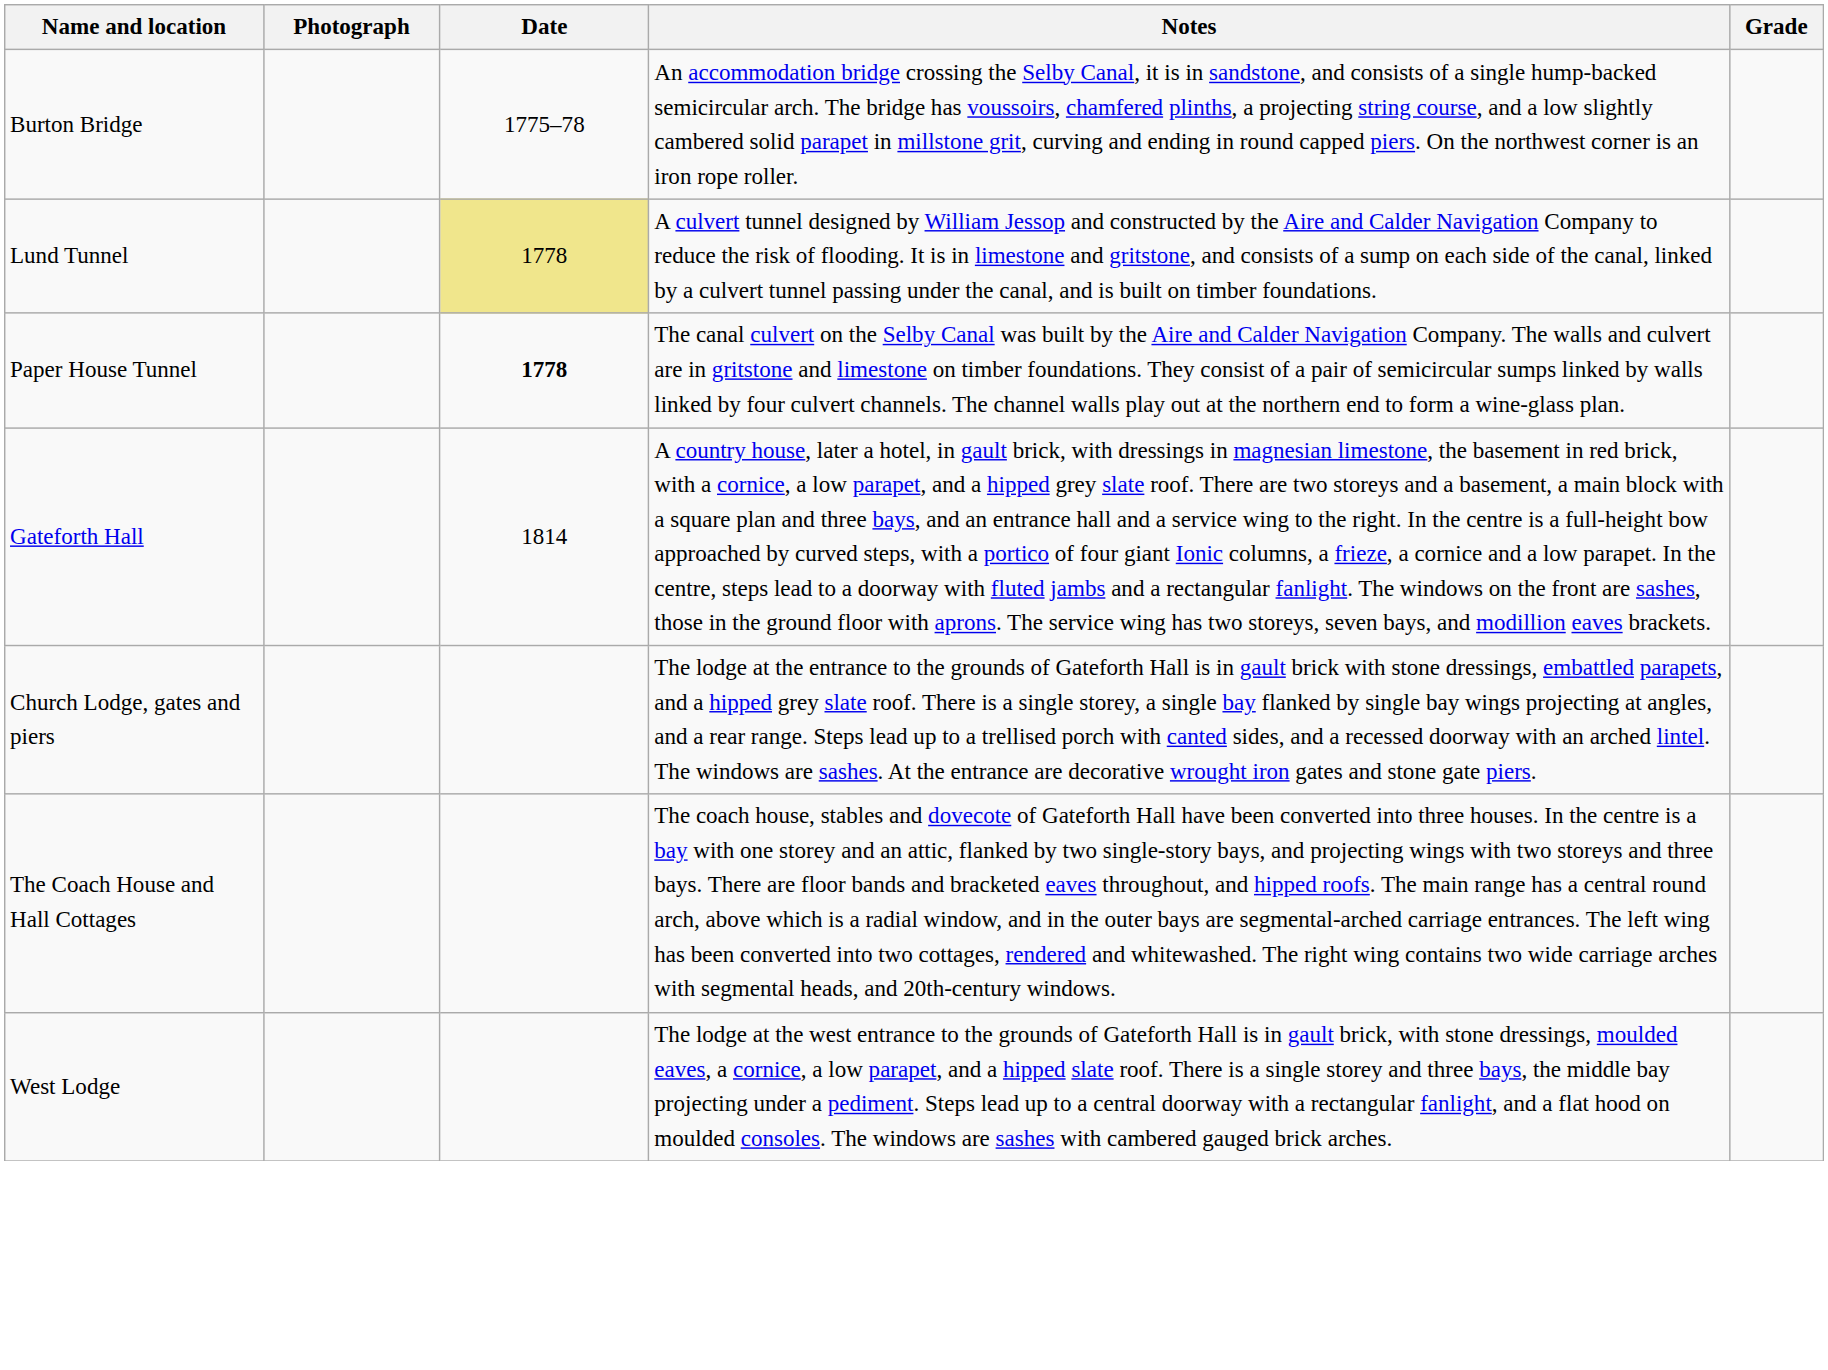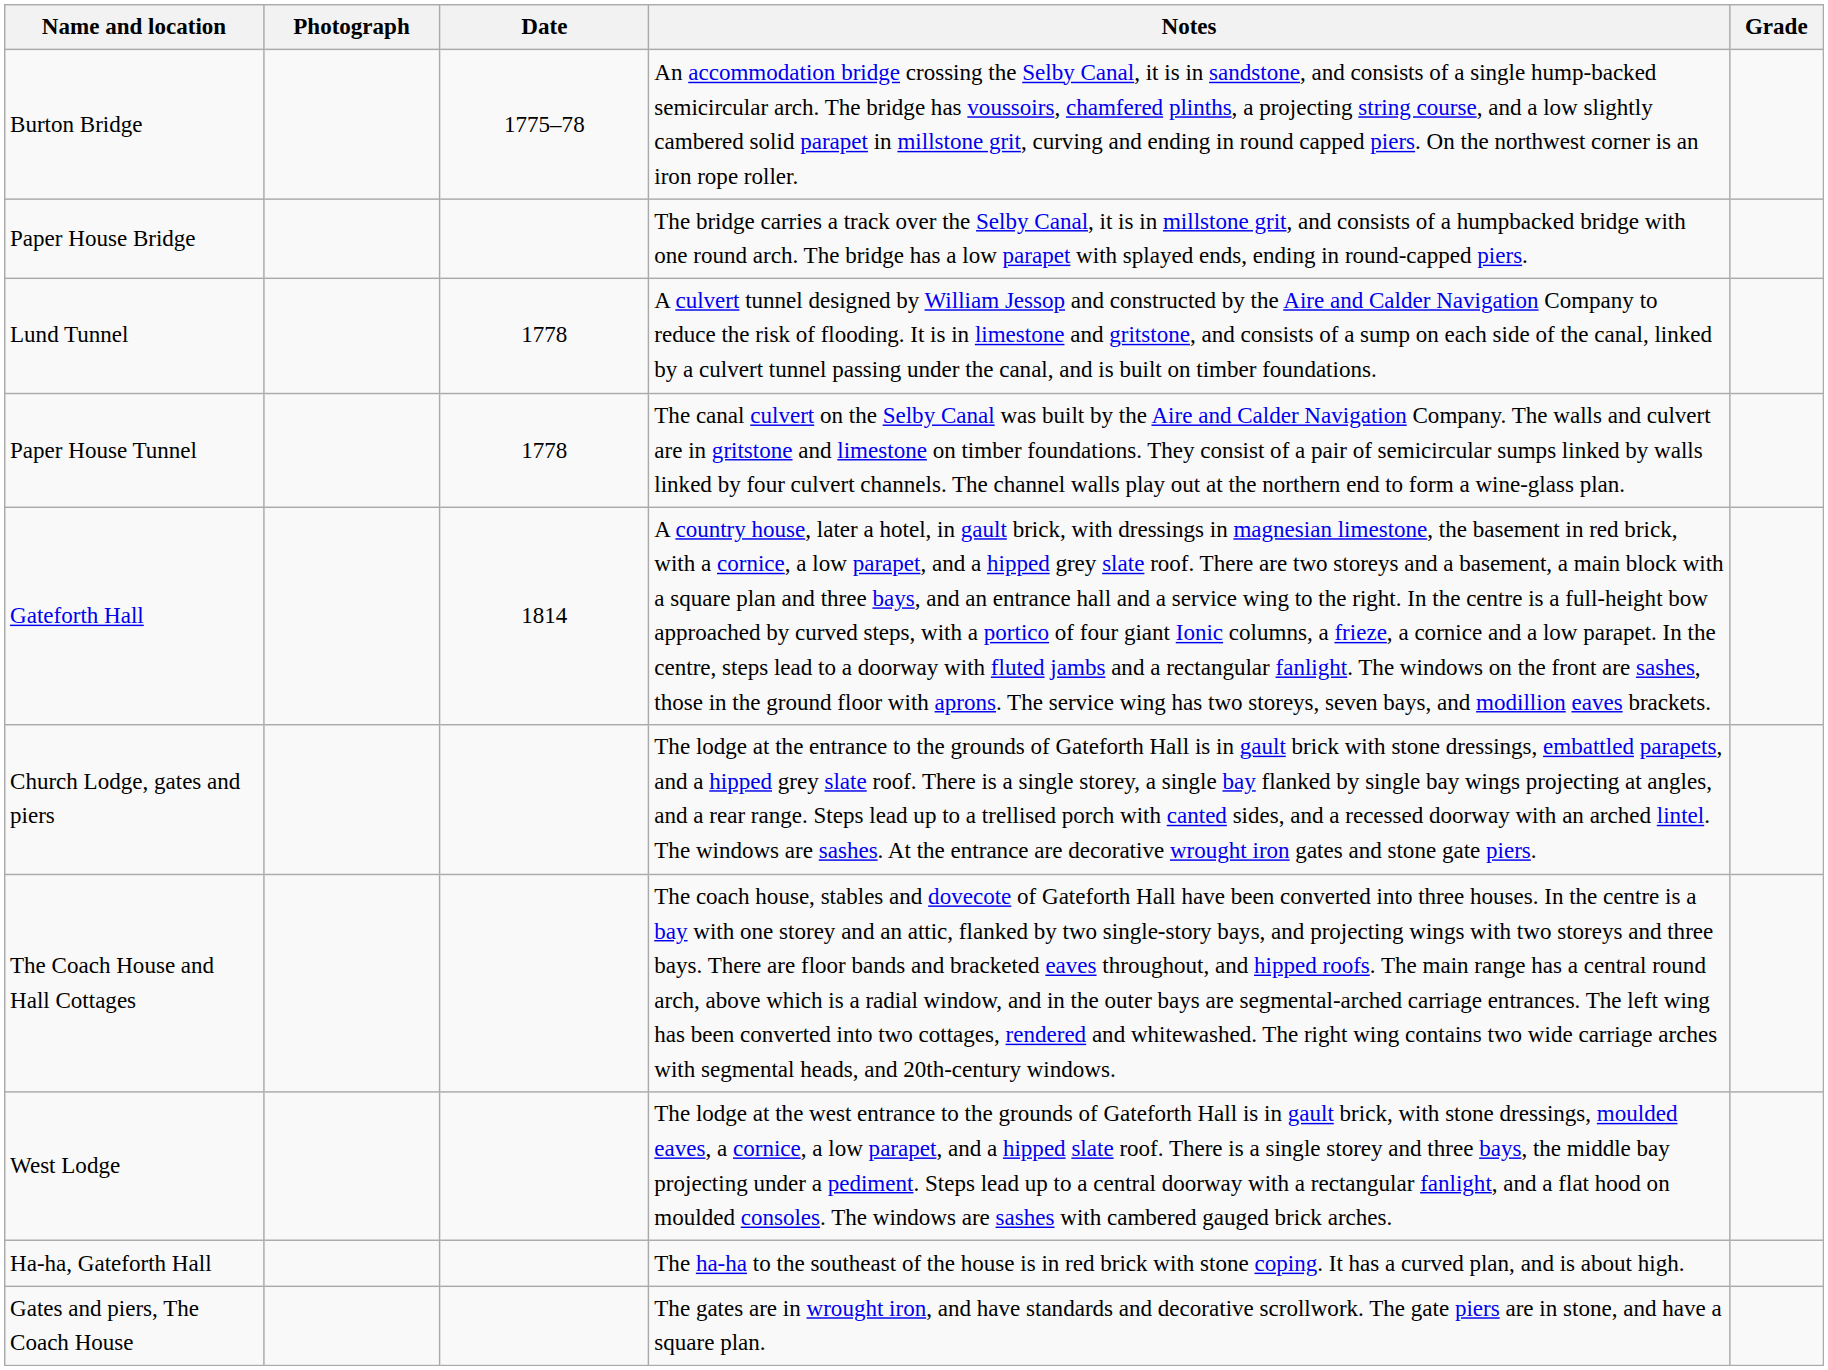+ row: (103, 238)
(544, 255) khaki background -> (544, 335) no background
(544, 369) bold -> (544, 449) normal
+ row: (111, 1263)
+ row: (105, 1325)
